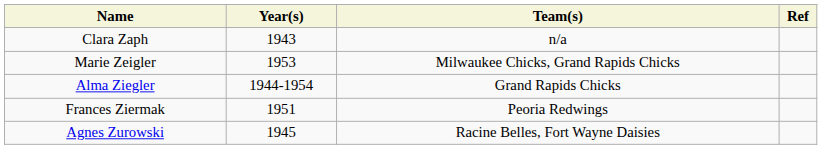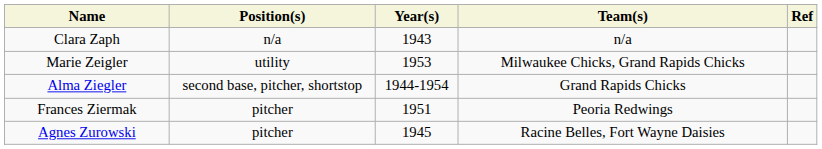+ column: (272, 16)
